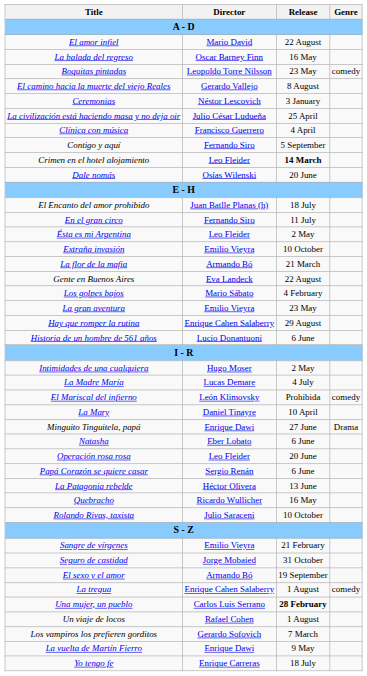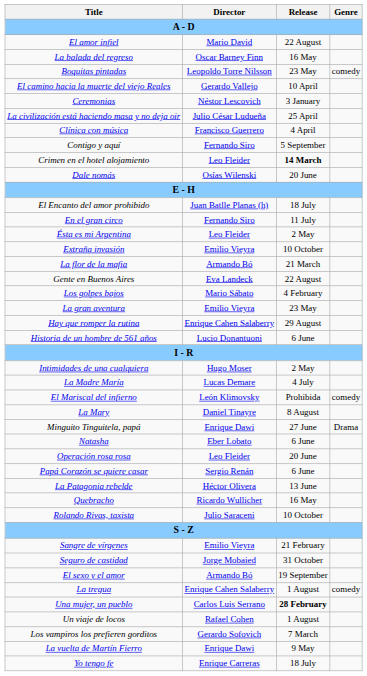(303, 86) 8 August -> (303, 86) 10 April
(303, 412) 10 April -> (303, 412) 8 August
